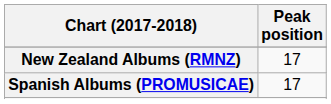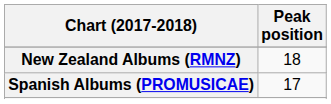(292, 60) 17 -> (292, 60) 18
